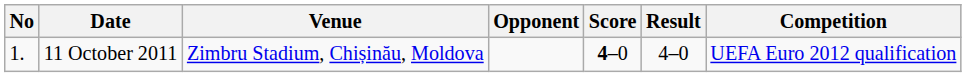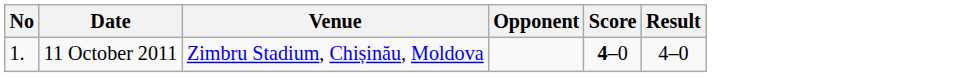- column: (833, 20)
